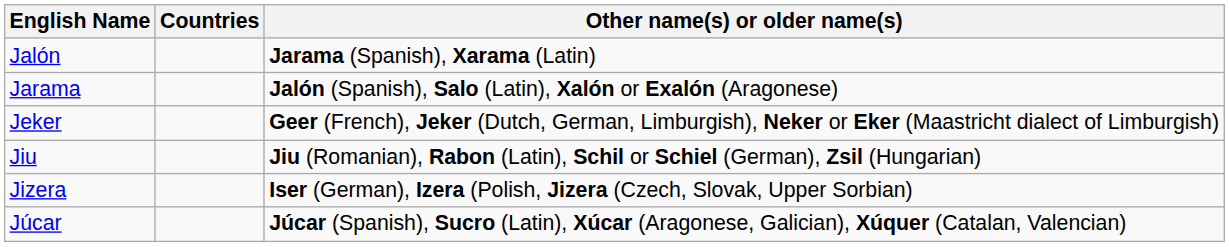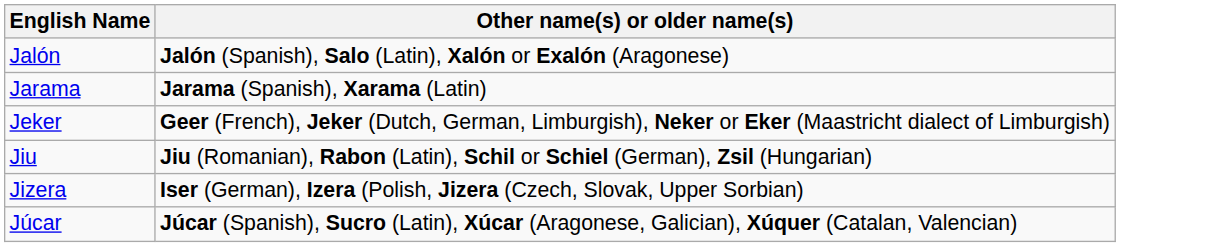- column: (210, 21)
(432, 55) Jarama (Spanish), Xarama (Latin) -> (445, 55) Jalón (Spanish), Salo (Latin), Xalón or Exalón (Aragonese)
(554, 88) Jalón (Spanish), Salo (Latin), Xalón or Exalón (Aragonese) -> (323, 88) Jarama (Spanish), Xarama (Latin)
